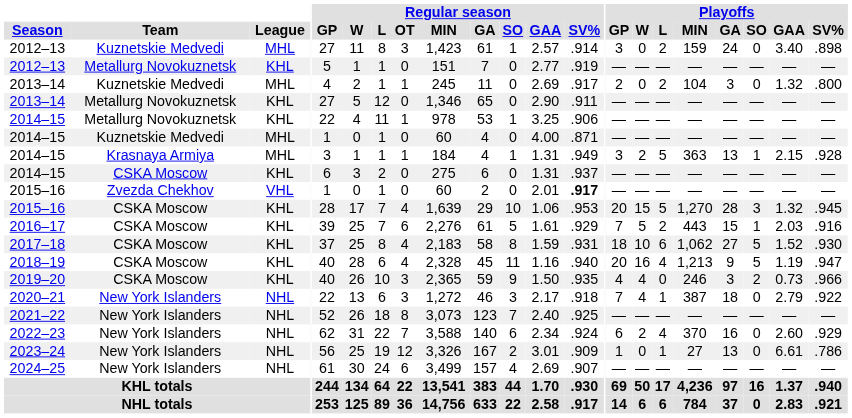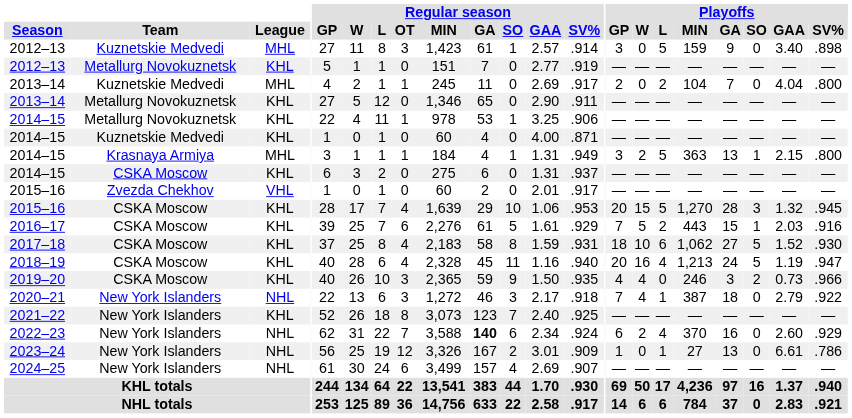(663, 48) 2 -> (663, 48) 5
(730, 48) 24 -> (730, 48) 9
(730, 84) 3 -> (730, 84) 7
(789, 84) 1.32 -> (789, 84) 4.04
(280, 137) MHL -> (280, 137) KHL
(828, 155) .928 -> (828, 155) .800
(584, 190) bold -> (584, 190) normal
(730, 262) 9 -> (730, 262) 24
(280, 315) NHL -> (280, 315) KHL
(485, 333) normal -> (485, 333) bold
